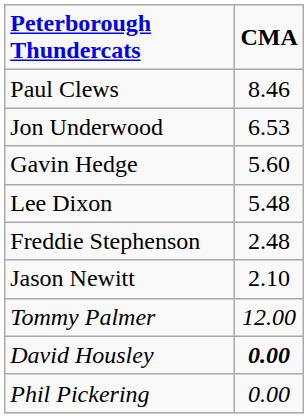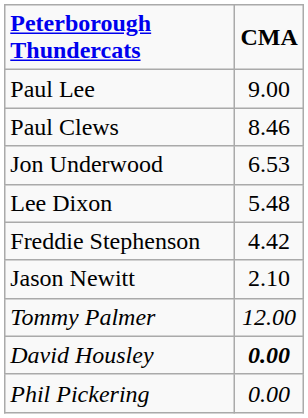+ row: (53, 88)
- row: (74, 164)
(269, 240) 2.48 -> (269, 240) 4.42
